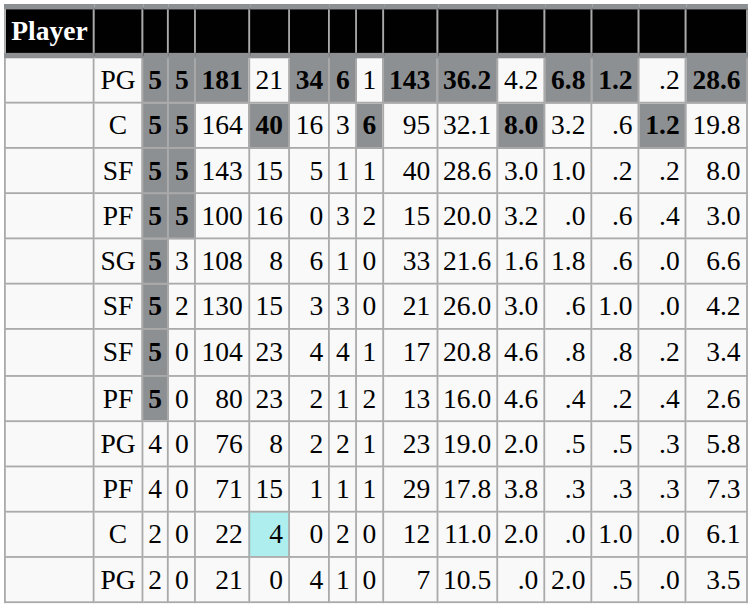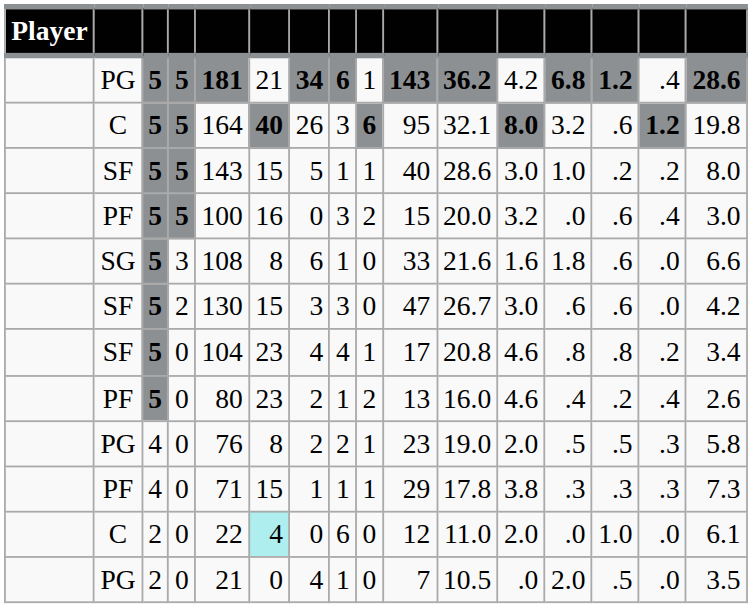(669, 79) .2 -> (669, 79) .4
(309, 125) 16 -> (309, 125) 26
(417, 306) 21 -> (417, 306) 47
(467, 306) 26.0 -> (467, 306) 26.7
(615, 306) 1.0 -> (622, 306) .6
(343, 533) 2 -> (343, 533) 6
